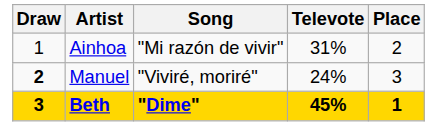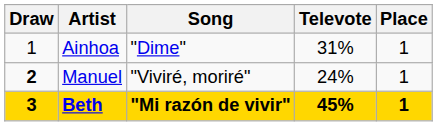(211, 47) "Mi razón de vivir" -> (158, 47) "Dime"
(397, 47) 2 -> (404, 47) 1
(397, 76) 3 -> (404, 76) 1
(169, 105) "Dime" -> (211, 105) "Mi razón de vivir"
